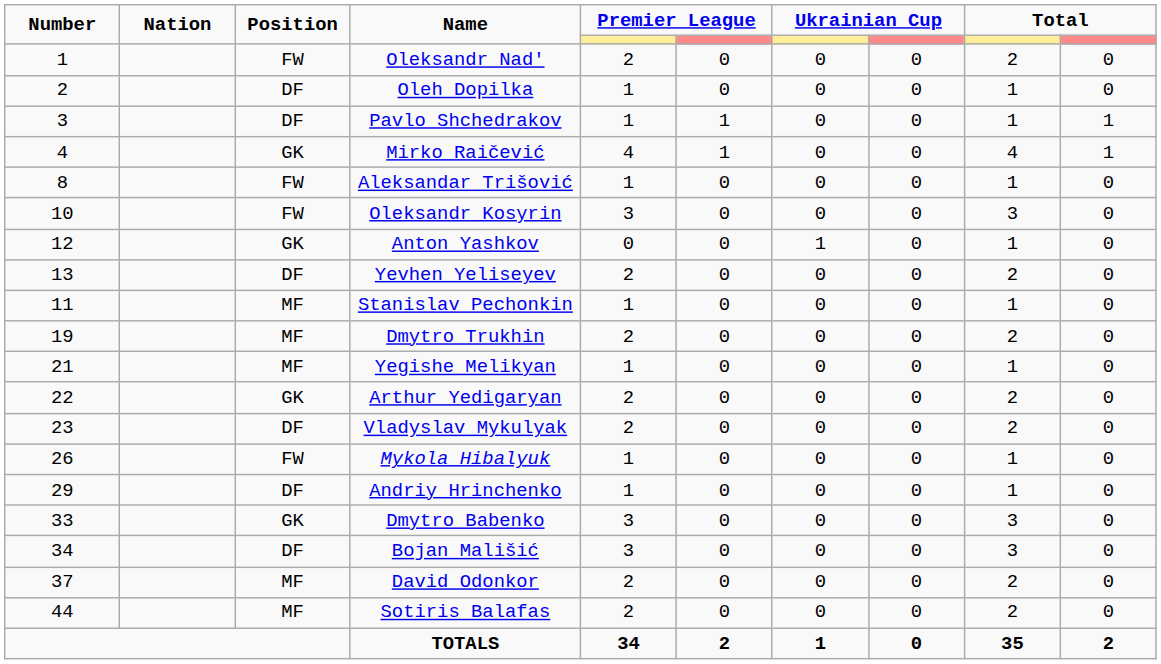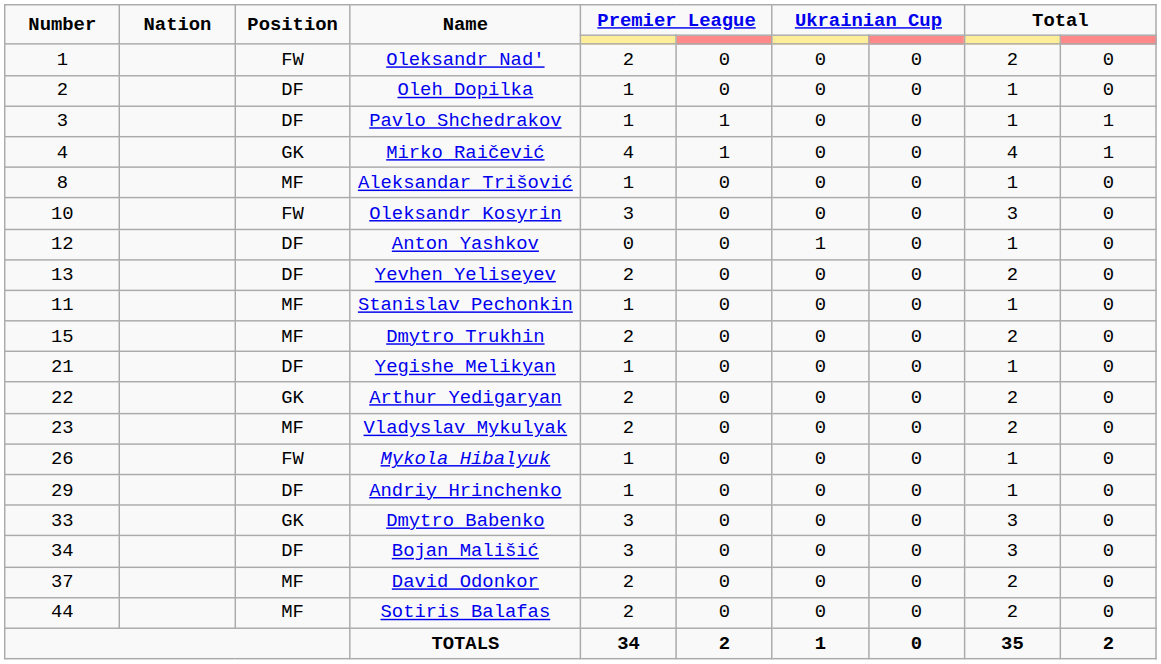(293, 183) FW -> (293, 183) MF
(293, 244) GK -> (293, 244) DF
(62, 336) 19 -> (62, 336) 15
(293, 367) MF -> (293, 367) DF
(293, 428) DF -> (293, 428) MF
